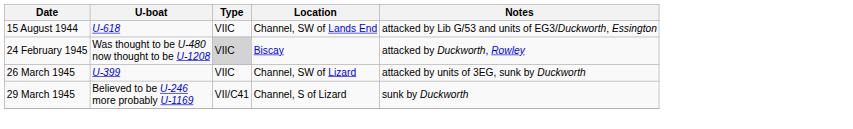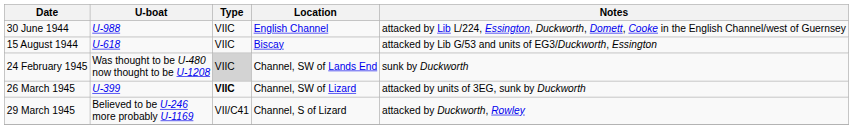+ row: (38, 28)
(315, 28) Channel, SW of Lands End -> (269, 45) Biscay
(269, 50) Biscay -> (315, 67) Channel, SW of Lands End
(453, 50) attacked by Duckworth, Rowley -> (425, 67) sunk by Duckworth
(225, 72) normal -> (225, 89) bold
(425, 94) sunk by Duckworth -> (453, 111) attacked by Duckworth, Rowley
